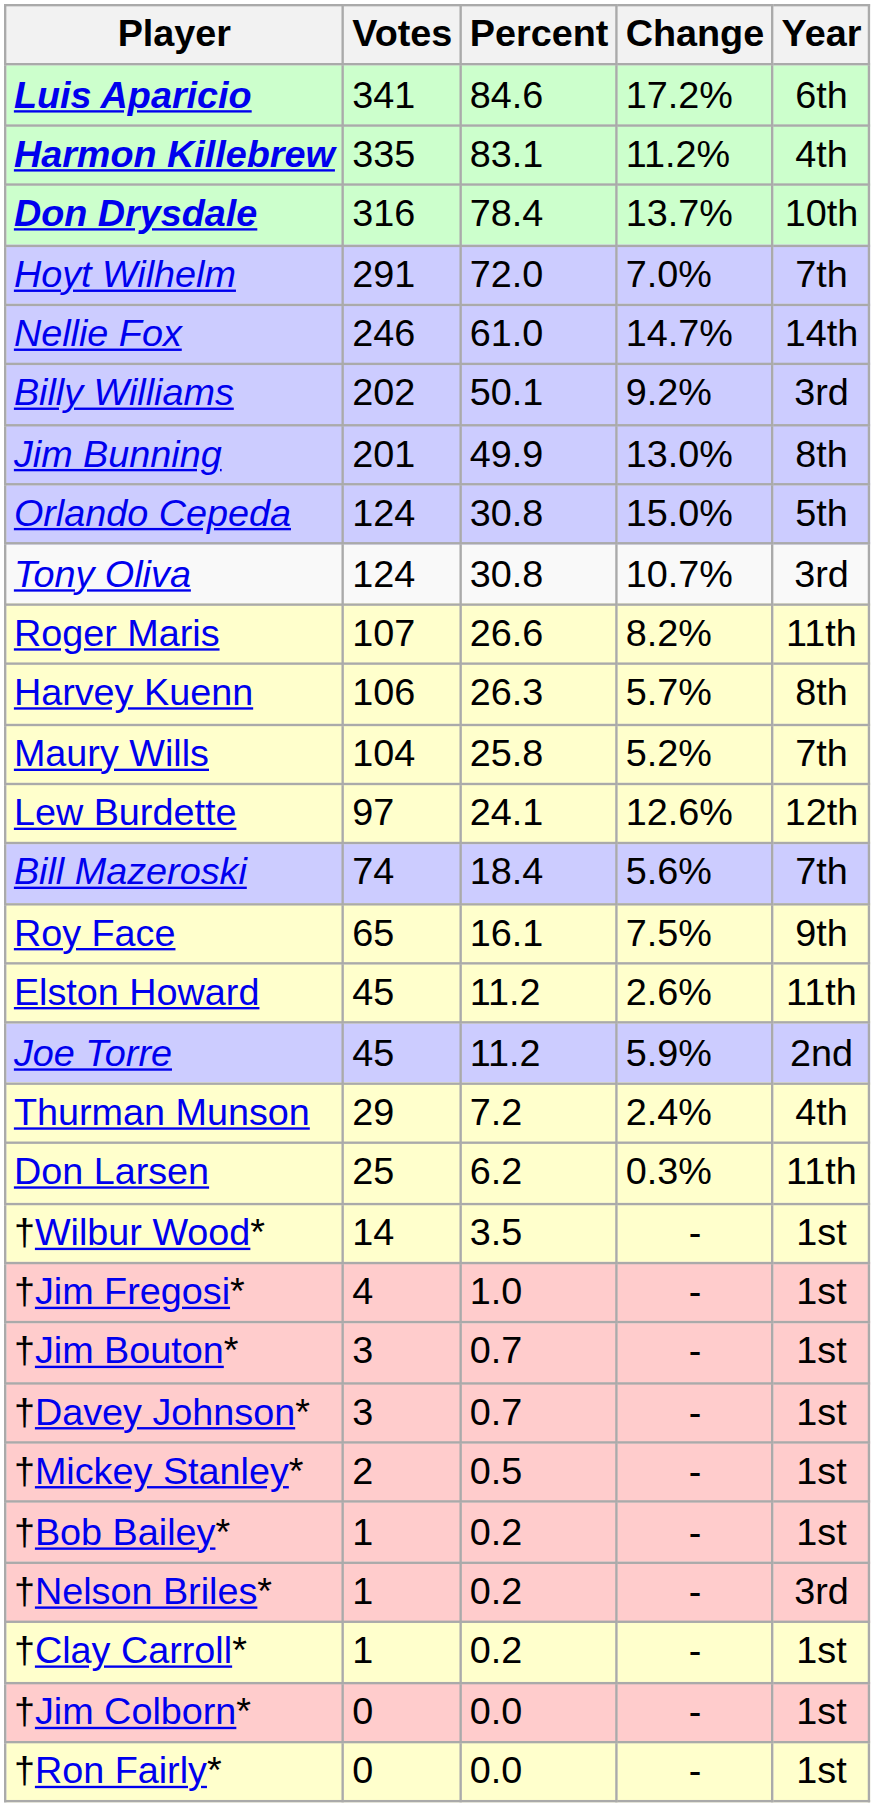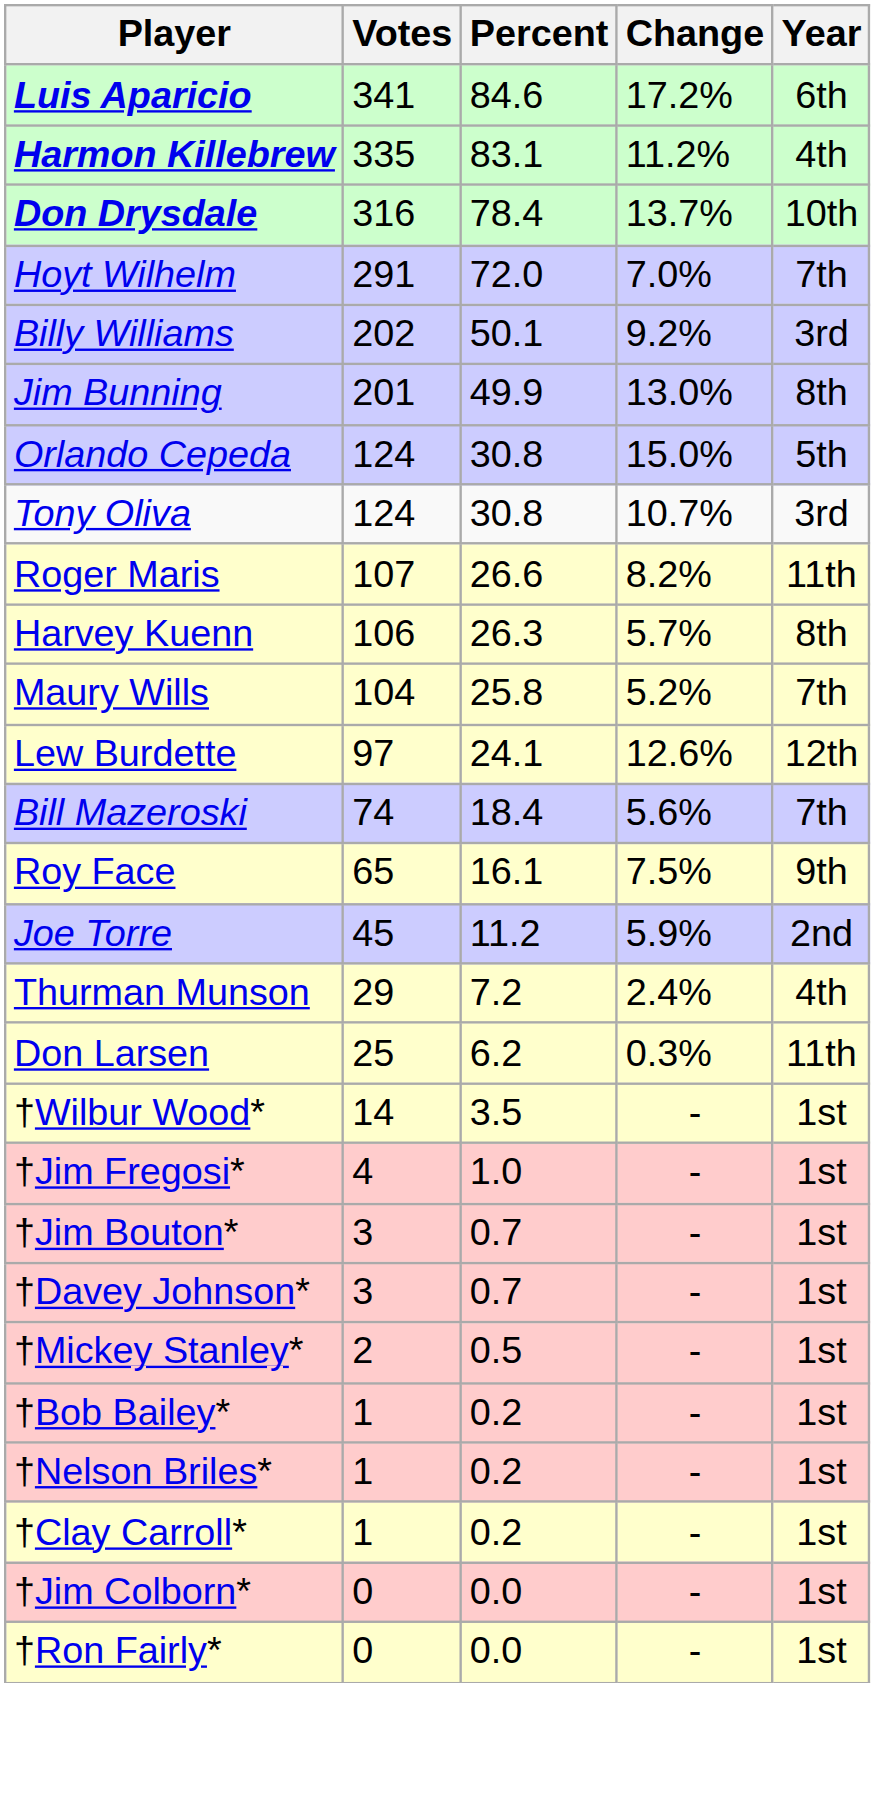- row: (98, 333)
- row: (137, 992)
(821, 1591) 3rd -> (821, 1471) 1st
